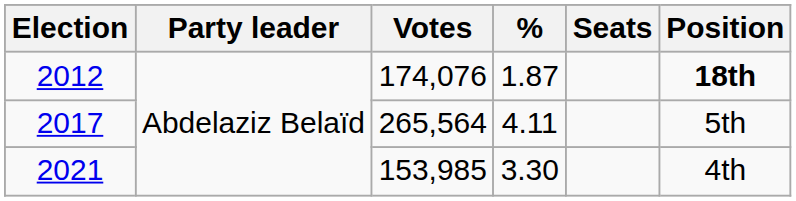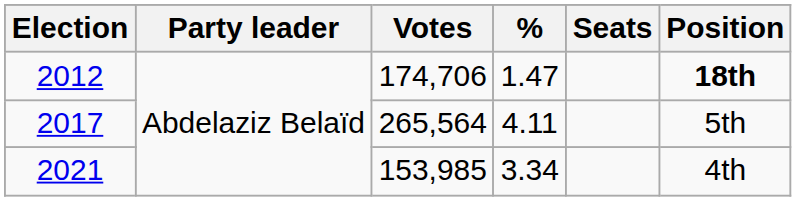(433, 75) 174,076 -> (433, 75) 174,706
(530, 75) 1.87 -> (530, 75) 1.47
(530, 170) 3.30 -> (530, 170) 3.34
